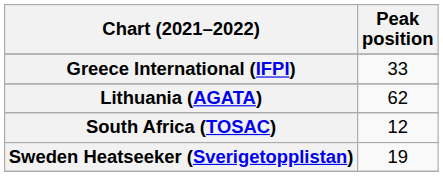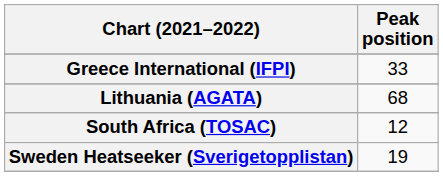(398, 98) 62 -> (398, 98) 68
